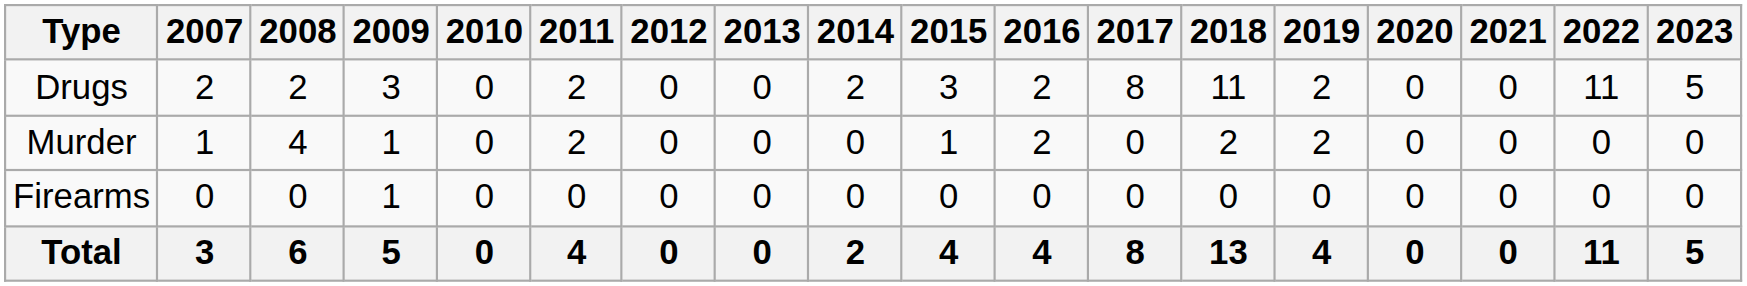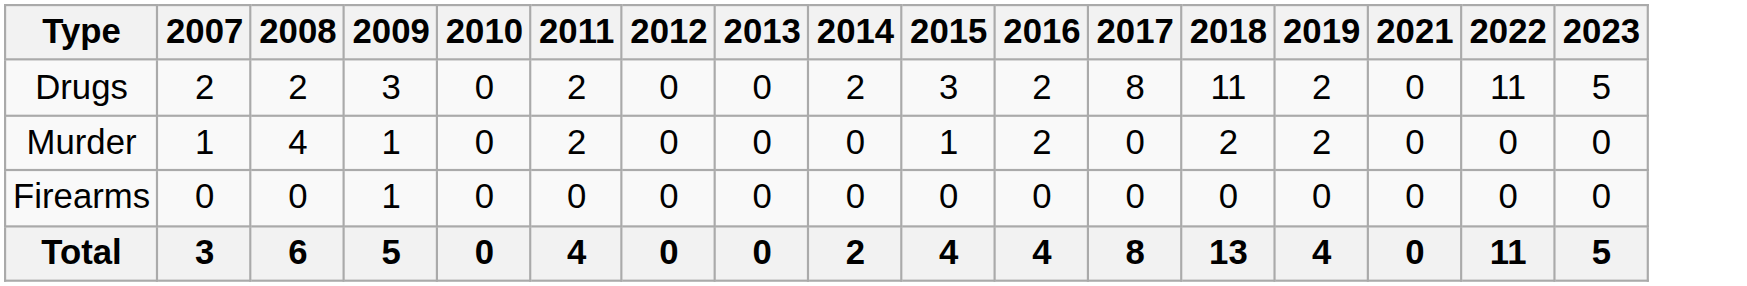- column: (1415, 32)
